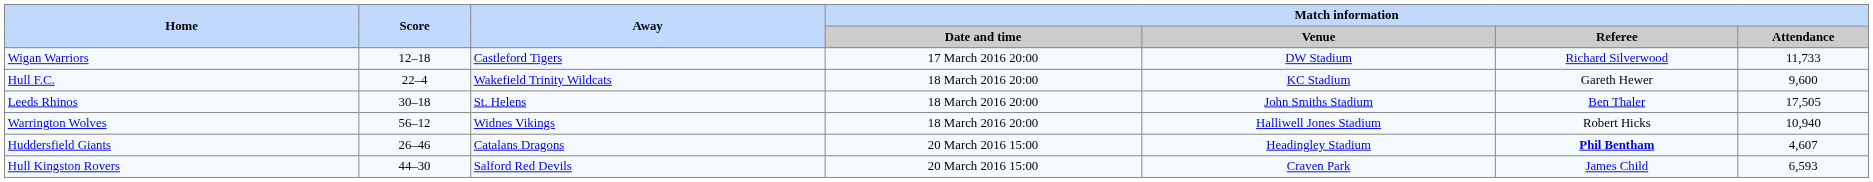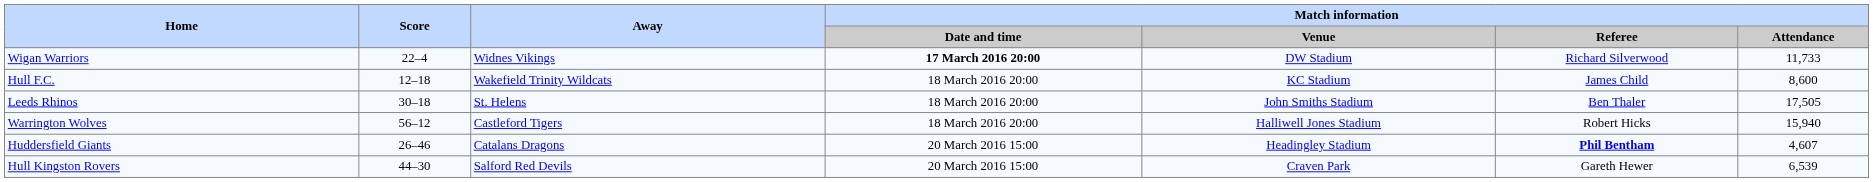(415, 58) 12–18 -> (415, 58) 22–4
(518, 58) Castleford Tigers -> (514, 58) Widnes Vikings
(983, 58) normal -> (983, 58) bold
(415, 80) 22–4 -> (415, 80) 12–18
(1617, 80) Gareth Hewer -> (1617, 80) James Child
(1803, 80) 9,600 -> (1803, 80) 8,600
(514, 123) Widnes Vikings -> (518, 123) Castleford Tigers
(1803, 123) 10,940 -> (1803, 123) 15,940
(1617, 166) James Child -> (1617, 166) Gareth Hewer
(1803, 166) 6,593 -> (1803, 166) 6,539
